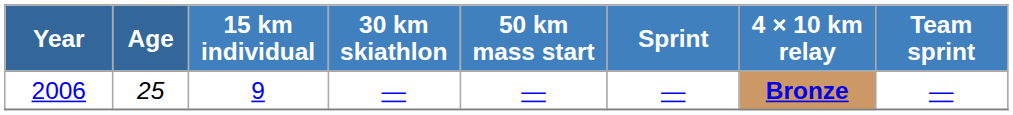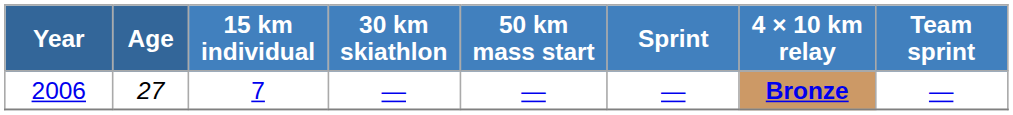(151, 90) 25 -> (151, 90) 27
(258, 90) 9 -> (258, 90) 7
